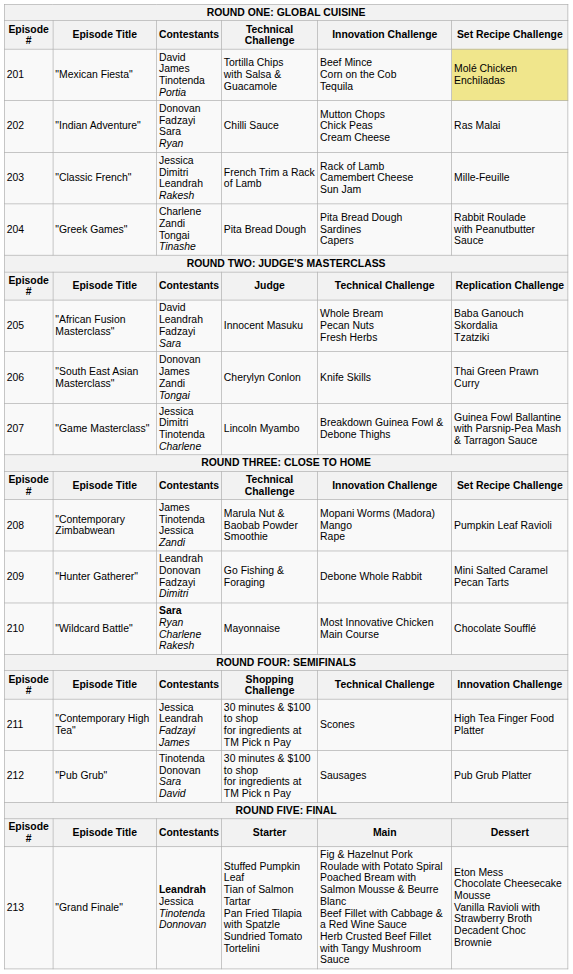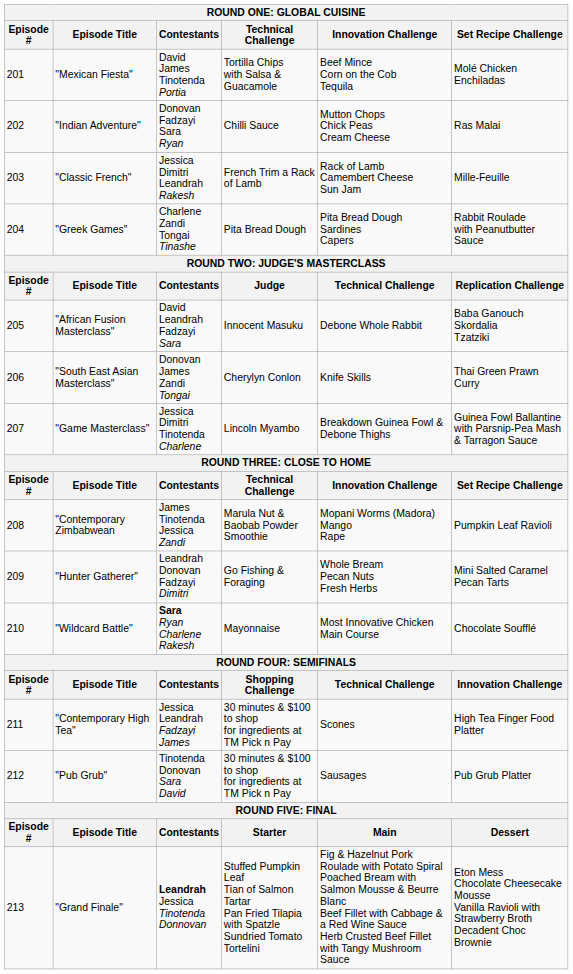(486, 74) khaki background -> (486, 74) no background
(352, 326) Whole Bream Pecan Nuts Fresh Herbs -> (371, 326) Debone Whole Rabbit
(371, 577) Debone Whole Rabbit -> (352, 577) Whole Bream Pecan Nuts Fresh Herbs
